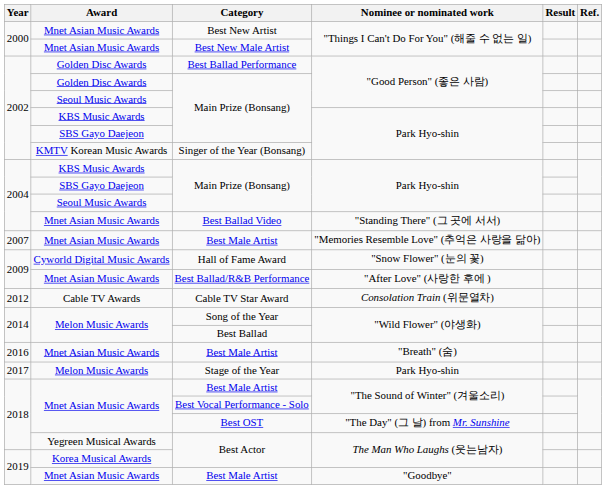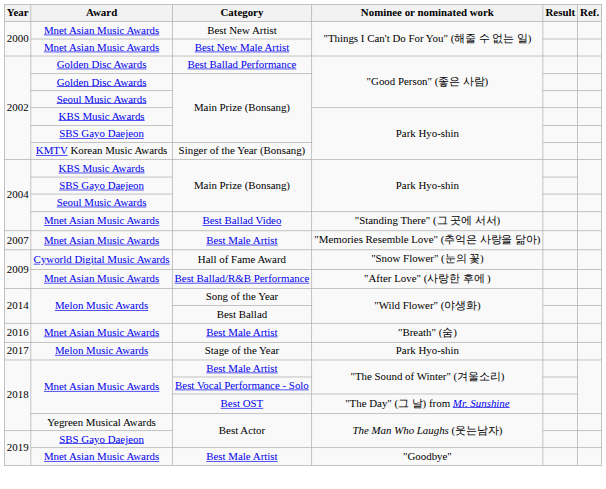- row: (18, 298)
(102, 458) Korea Musical Awards -> (102, 439) SBS Gayo Daejeon
